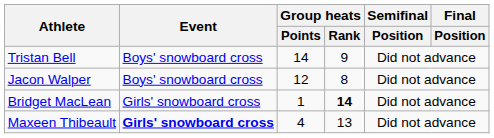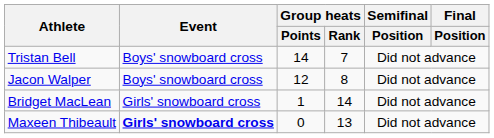(344, 58) 9 -> (344, 58) 7
(344, 101) bold -> (344, 101) normal
(301, 123) 4 -> (301, 123) 0
